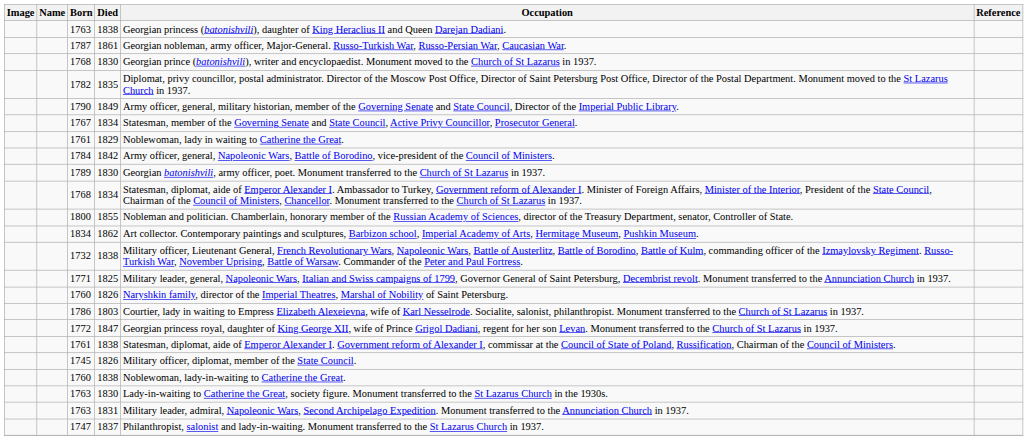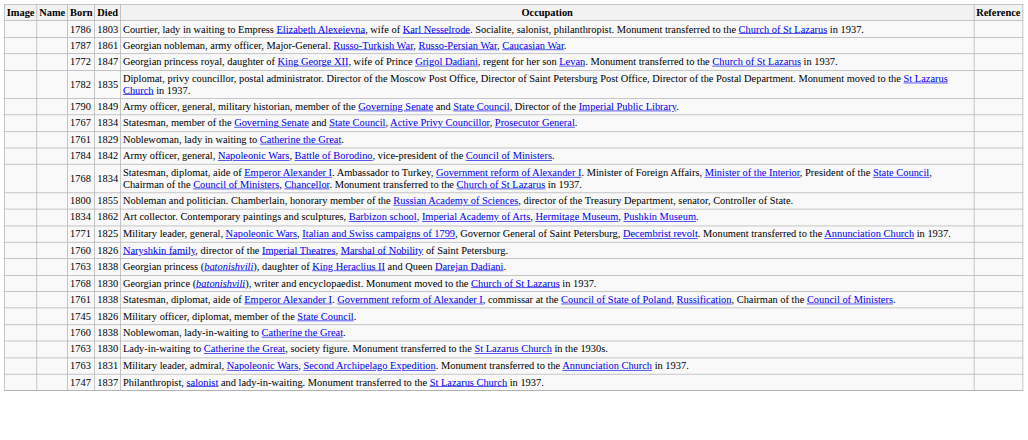rows swapped: (80, 29) <-> (80, 311)
rows swapped: (80, 62) <-> (80, 328)
- row: (80, 172)
- row: (80, 256)
